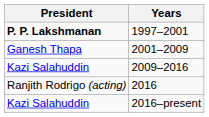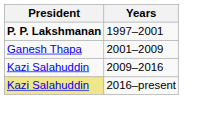- row: (144, 85)
(48, 103) no background -> (48, 85) khaki background
